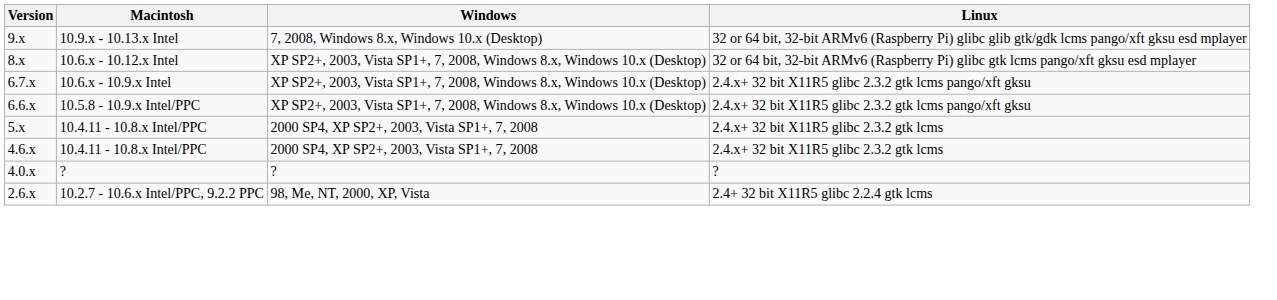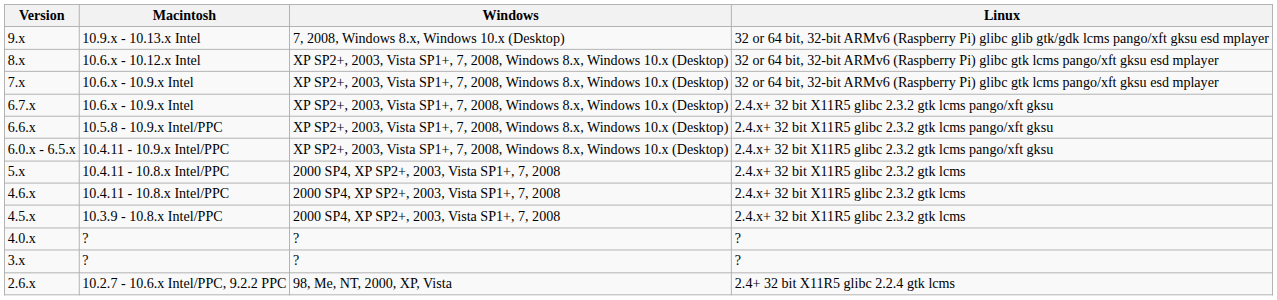+ row: (16, 82)
+ row: (42, 149)
+ row: (22, 216)
+ row: (16, 261)
